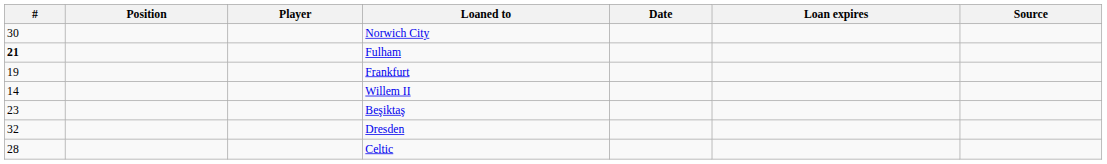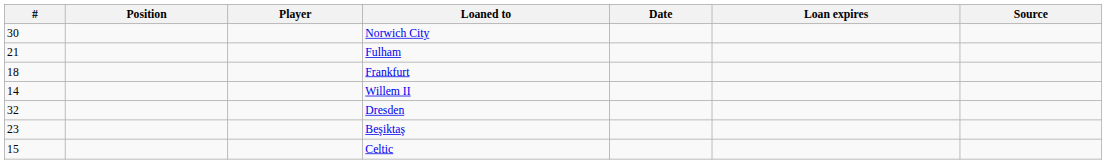(13, 52) bold -> (13, 52) normal
(13, 72) 19 -> (13, 72) 18
rows swapped: (385, 130) <-> (385, 110)
(13, 149) 28 -> (13, 149) 15
